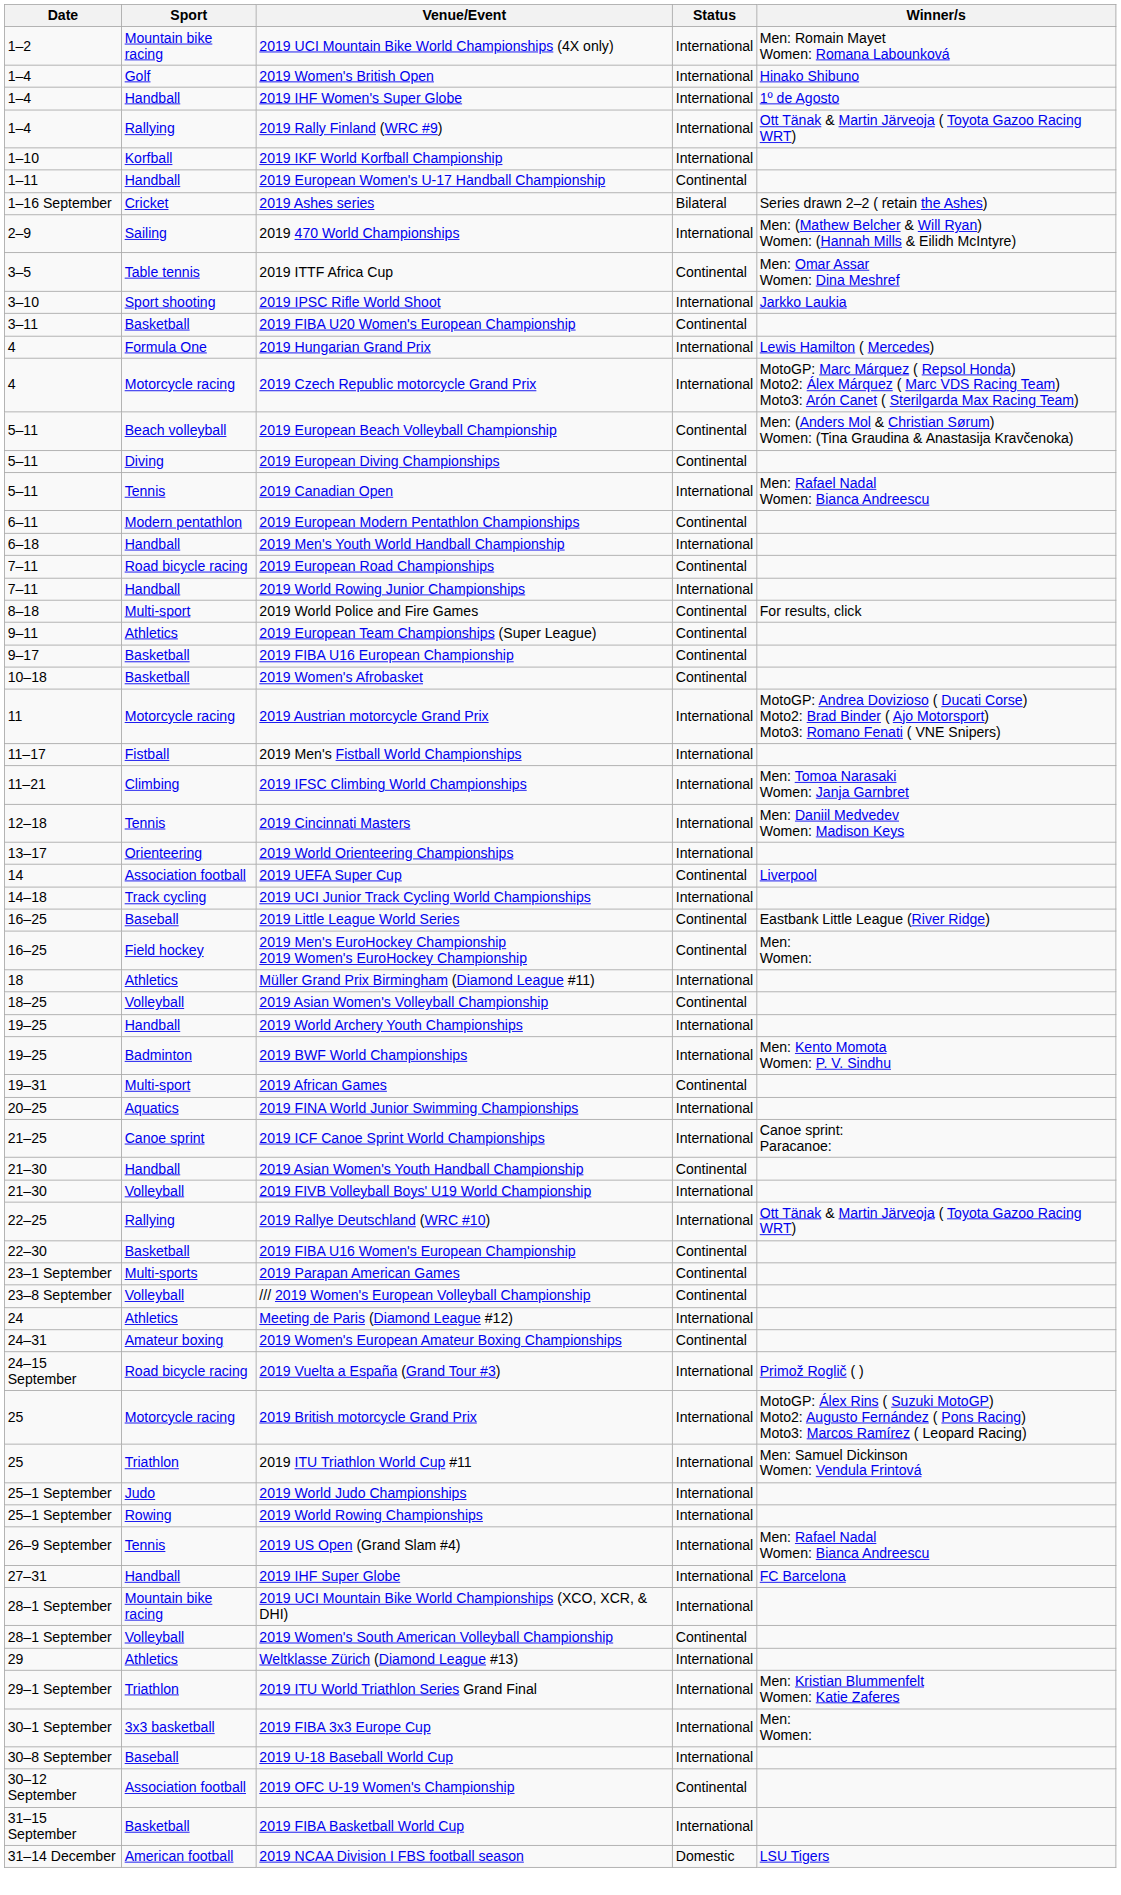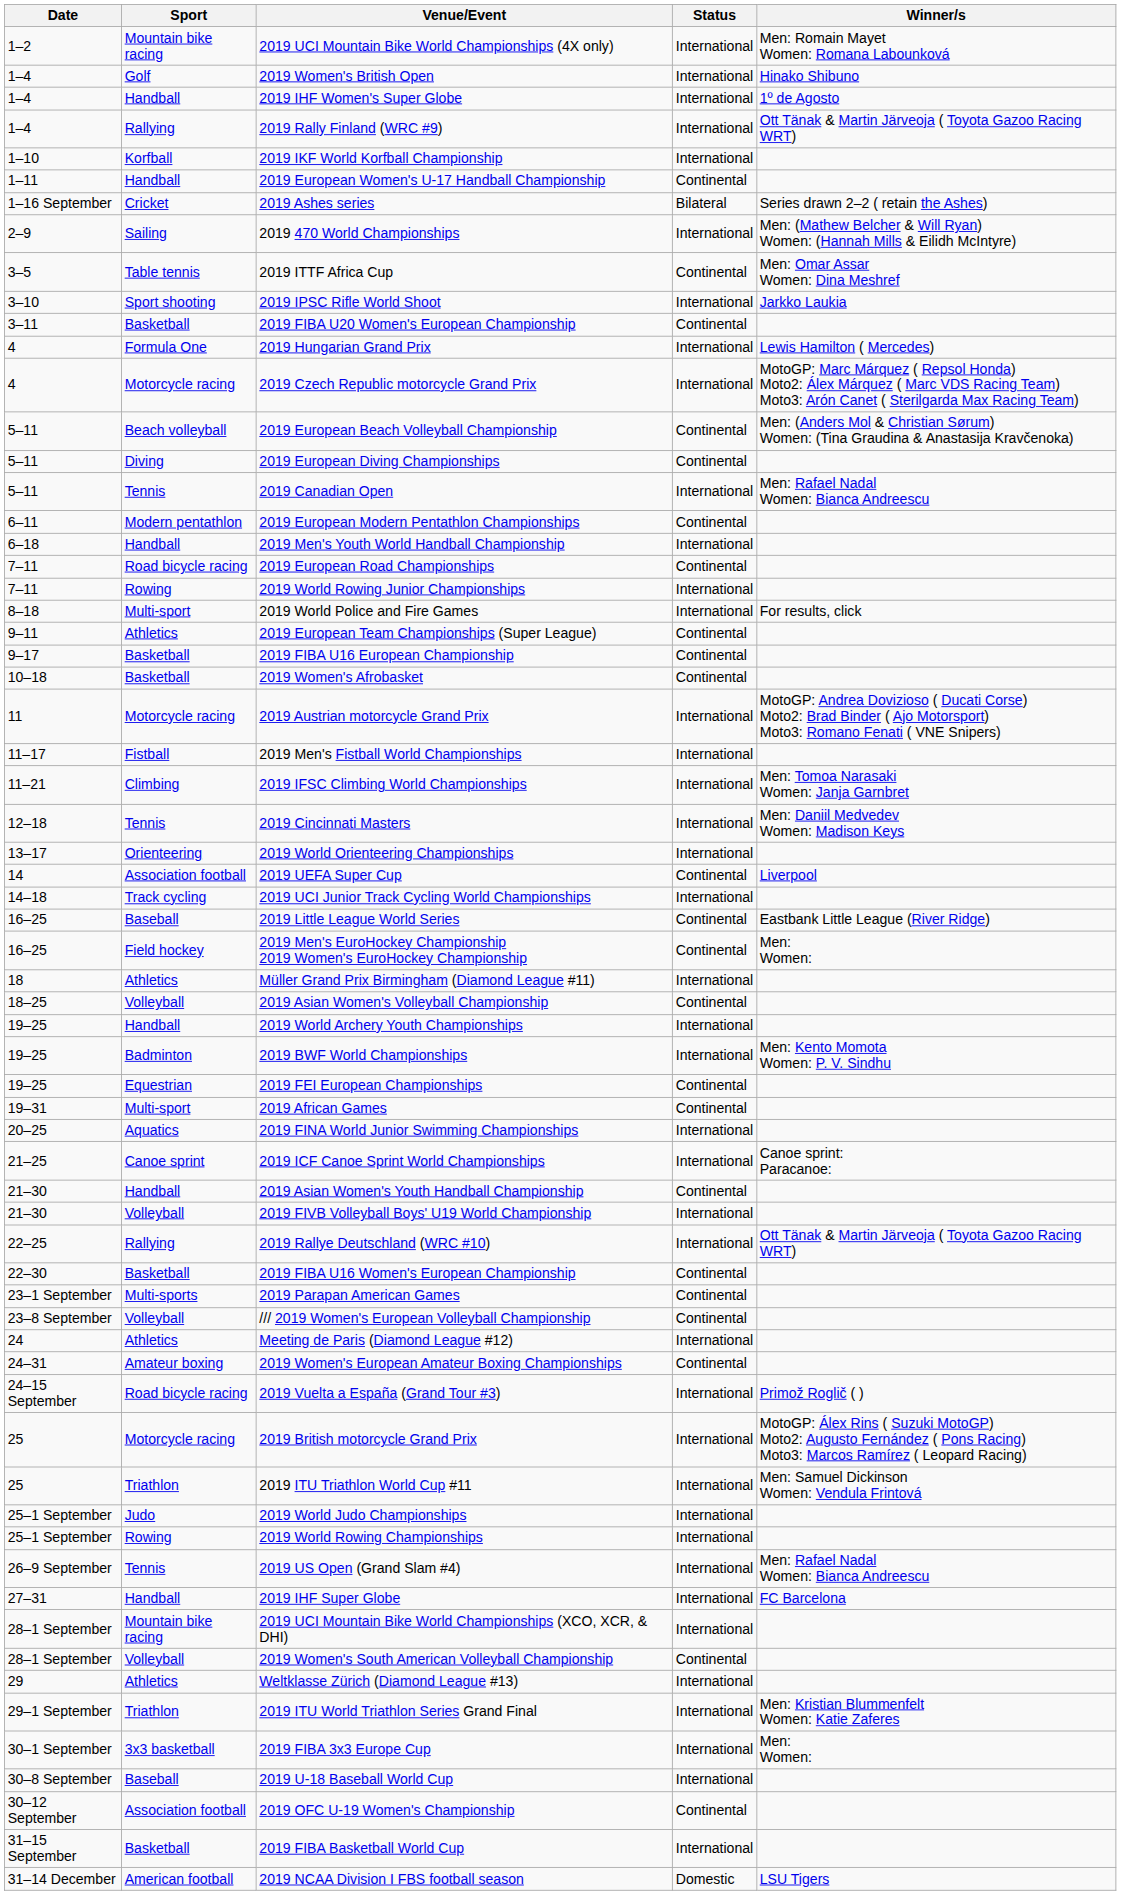(152, 588) Handball -> (148, 588) Rowing
(711, 611) Continental -> (714, 611) International
+ row: (371, 1085)
